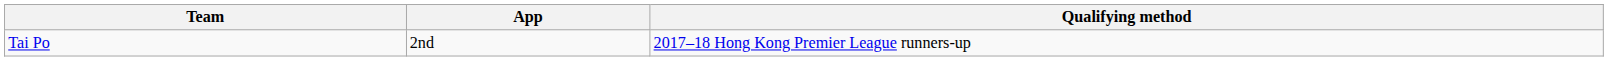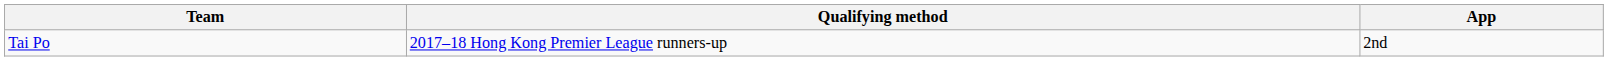columns swapped: (1127, 17) <-> (528, 17)
